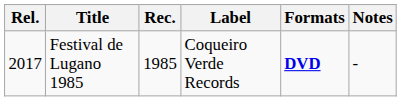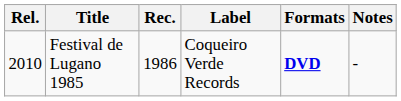(25, 63) 2017 -> (25, 63) 2010
(160, 63) 1985 -> (160, 63) 1986
